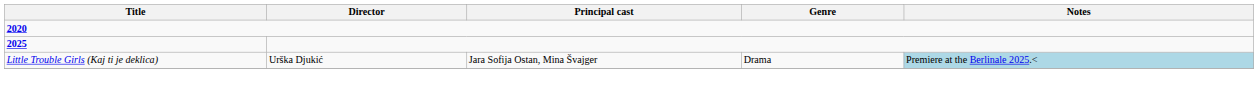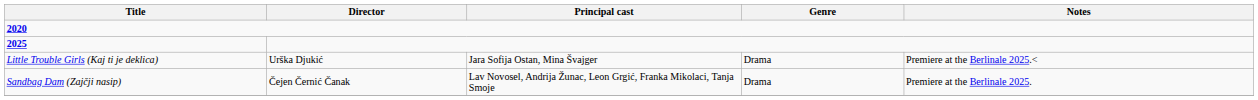(972, 60) lightblue background -> (972, 60) no background
+ row: (64, 82)
